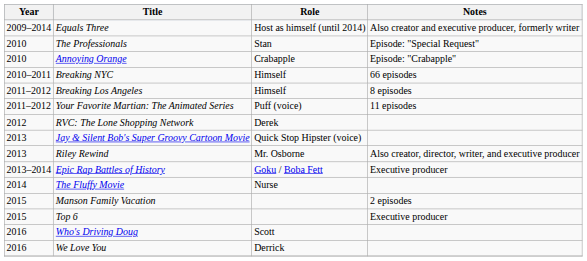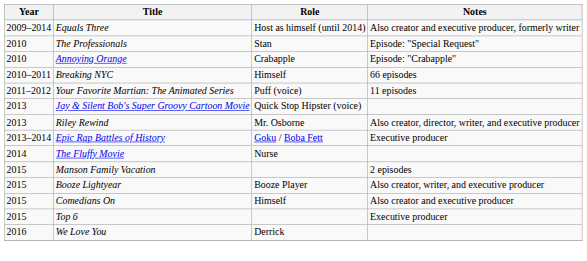- row: (99, 91)
- row: (125, 122)
+ row: (88, 185)
+ row: (85, 201)
- row: (97, 232)
